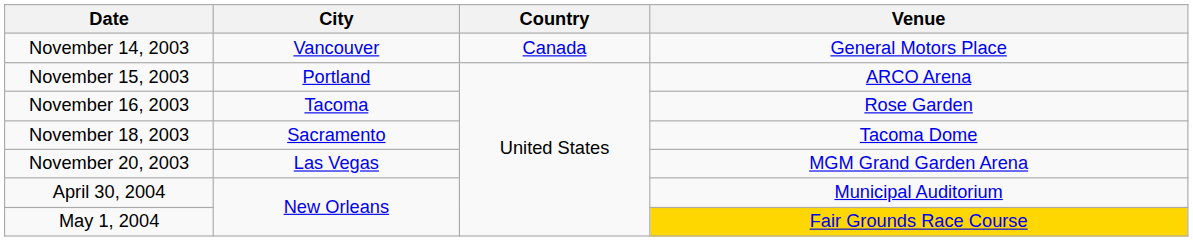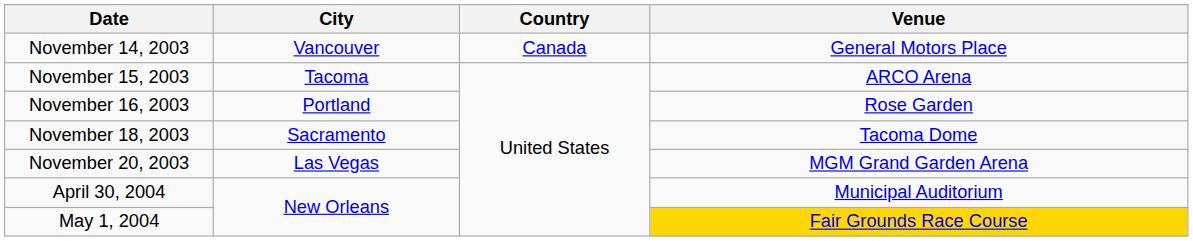(336, 76) Portland -> (336, 76) Tacoma
(336, 105) Tacoma -> (336, 105) Portland
